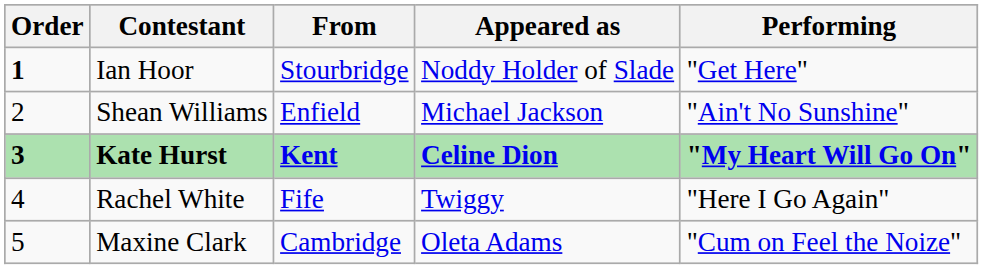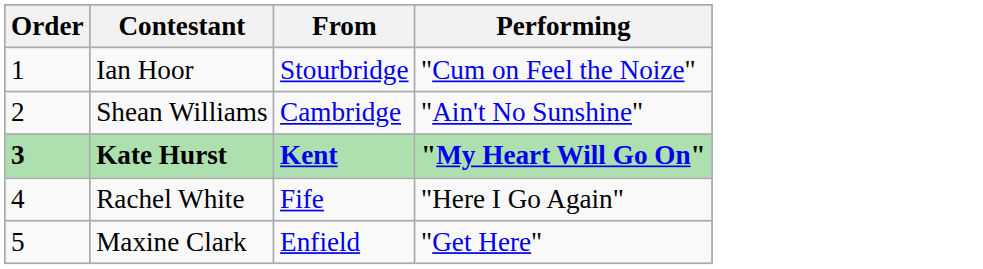- column: (548, 26)
(18, 69) bold -> (18, 69) normal
(747, 69) "Get Here" -> (558, 69) "Cum on Feel the Noize"
(320, 112) Enfield -> (341, 112) Cambridge
(341, 241) Cambridge -> (320, 241) Enfield
(824, 241) "Cum on Feel the Noize" -> (482, 241) "Get Here"
